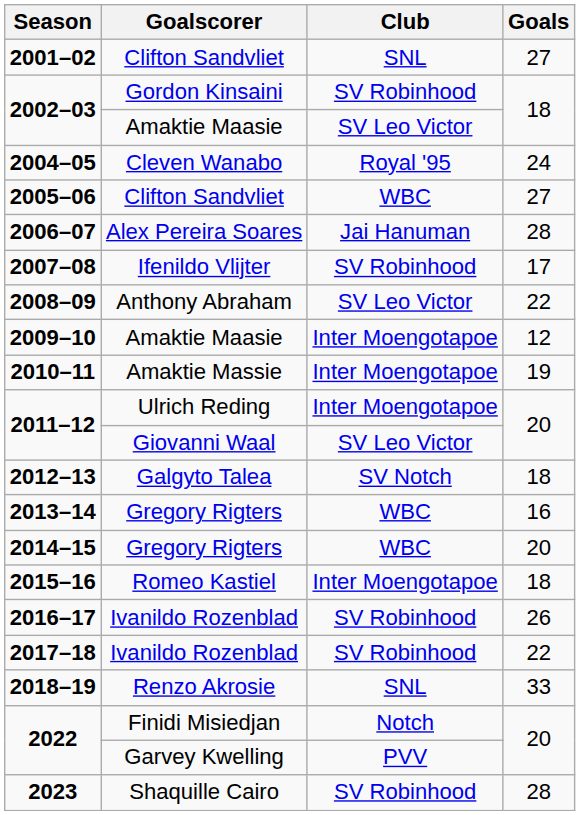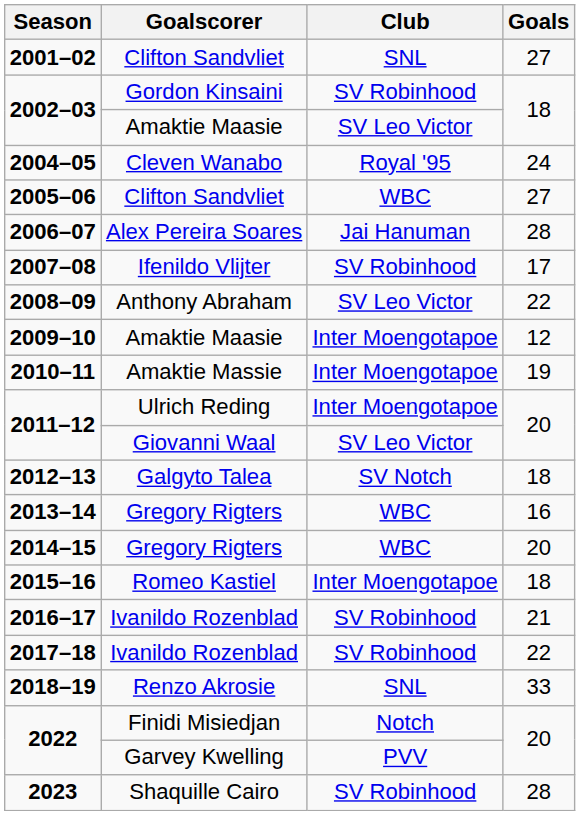(539, 617) 26 -> (539, 617) 21
